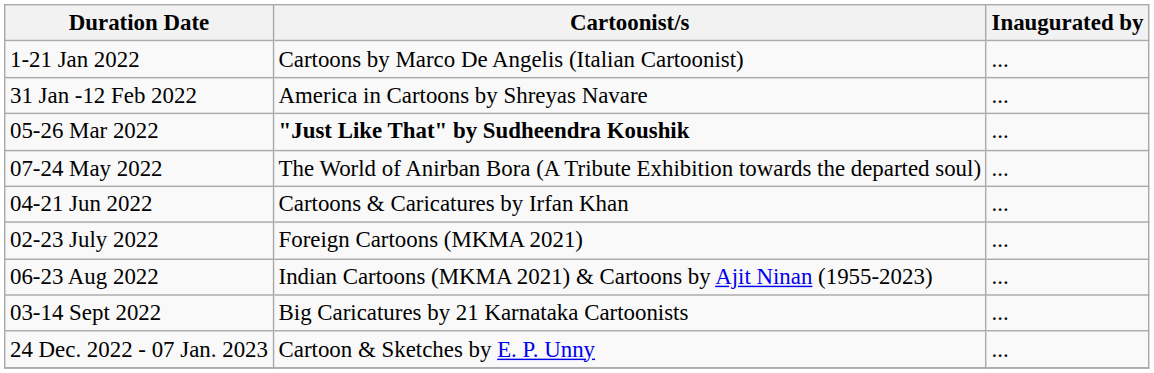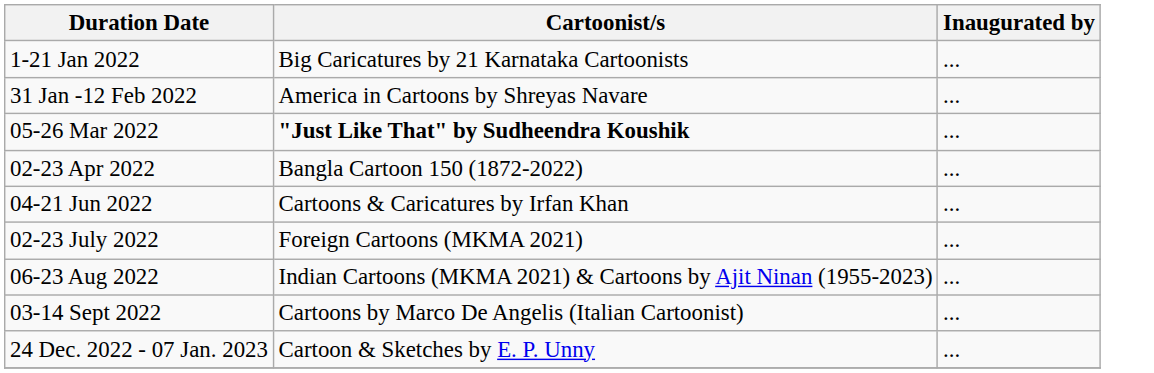(511, 58) Cartoons by Marco De Angelis (Italian Cartoonist) -> (483, 58) Big Caricatures by 21 Karnataka Cartoonists
+ row: (82, 167)
- row: (86, 167)
(483, 312) Big Caricatures by 21 Karnataka Cartoonists -> (511, 312) Cartoons by Marco De Angelis (Italian Cartoonist)
